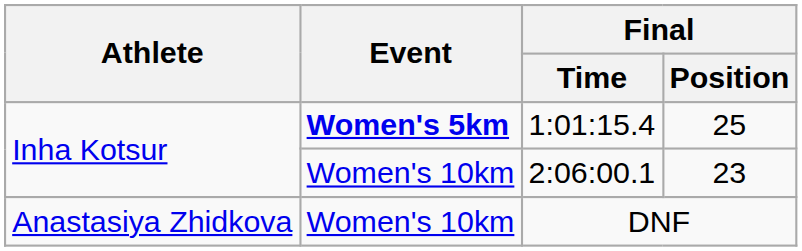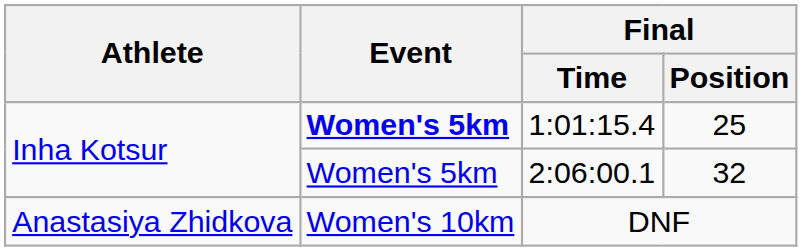(410, 173) Women's 10km -> (402, 173) Women's 5km
(729, 173) 23 -> (729, 173) 32
